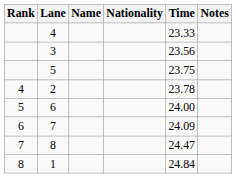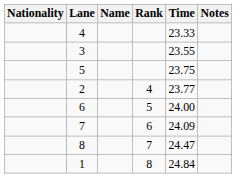columns swapped: (21, 13) <-> (135, 13)
(182, 51) 23.56 -> (182, 51) 23.55
(182, 88) 23.78 -> (182, 88) 23.77
